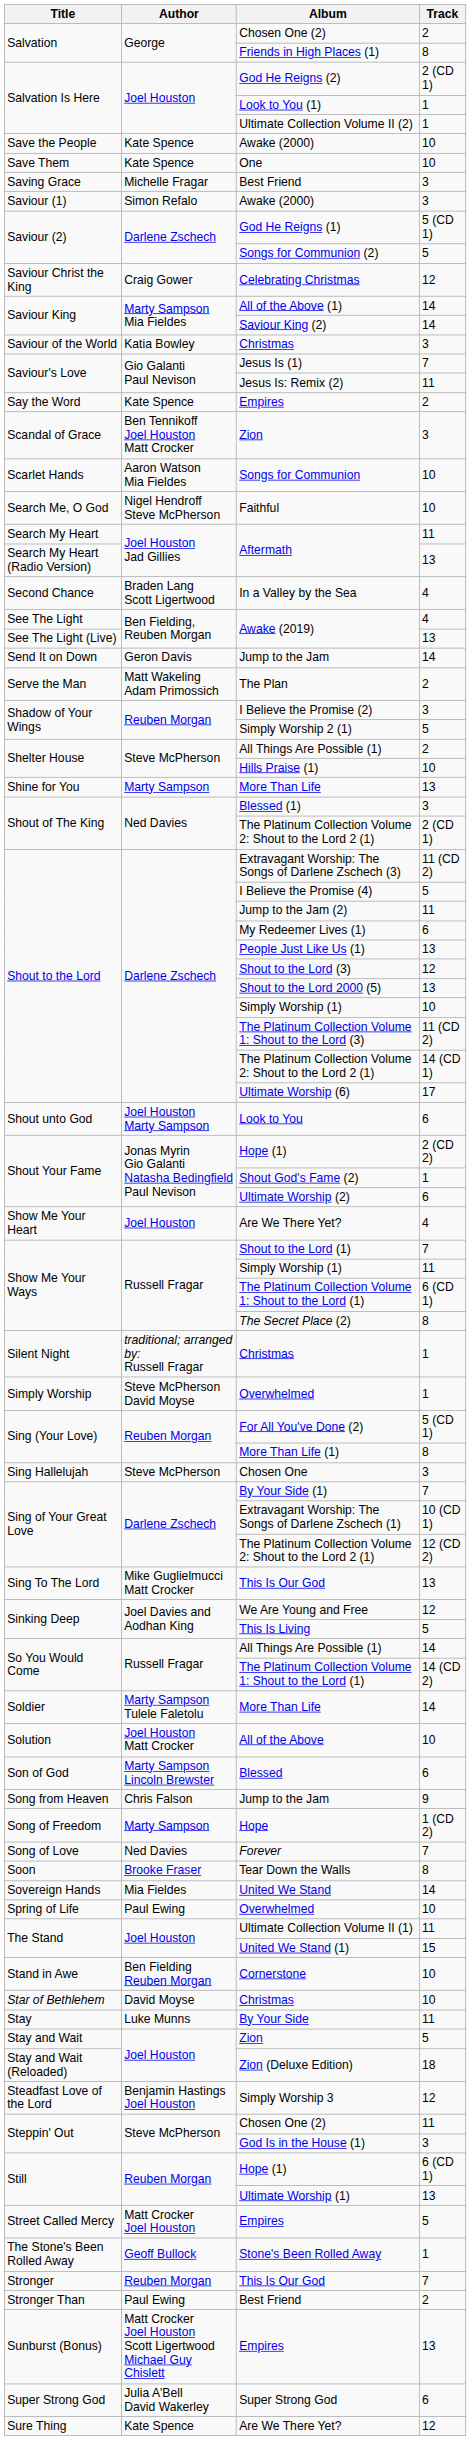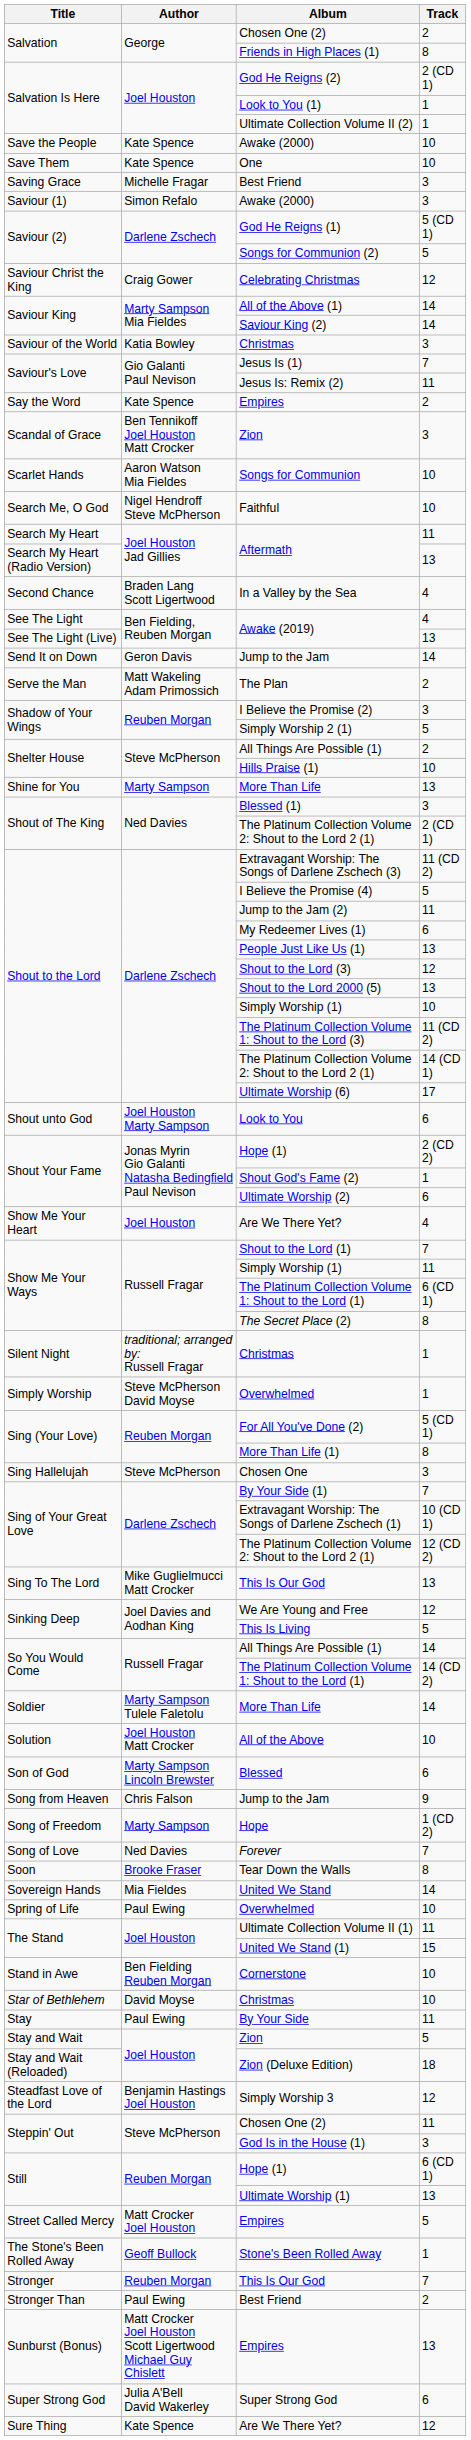(157, 2019) Luke Munns -> (155, 2019) Paul Ewing
